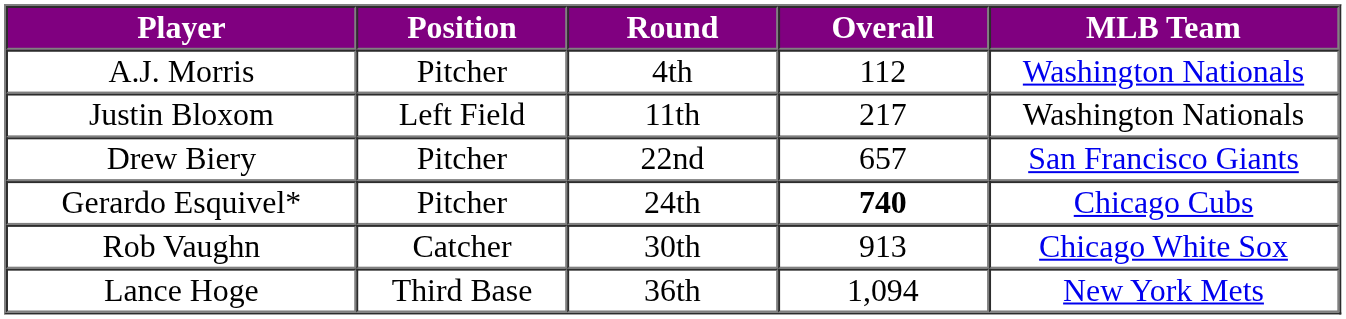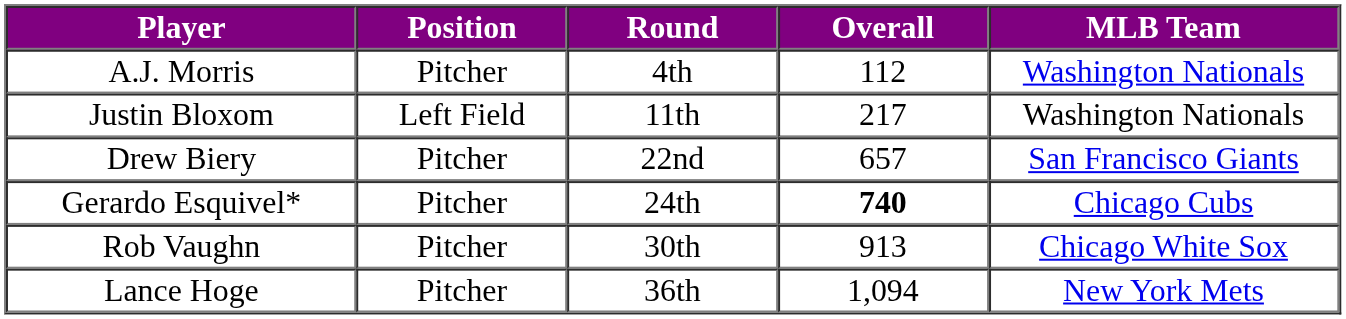(462, 246) Catcher -> (462, 246) Pitcher
(462, 290) Third Base -> (462, 290) Pitcher
